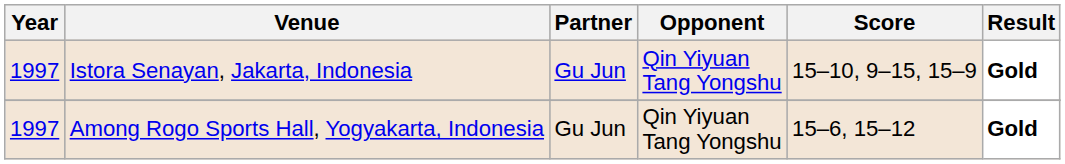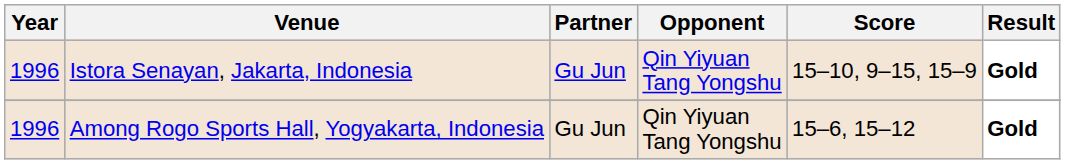(35, 70) 1997 -> (35, 70) 1996
(35, 130) 1997 -> (35, 130) 1996
